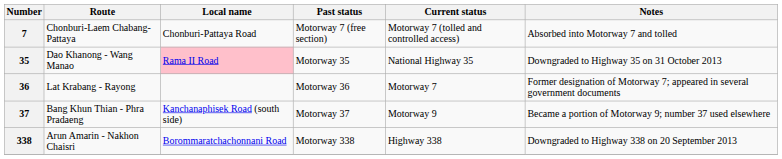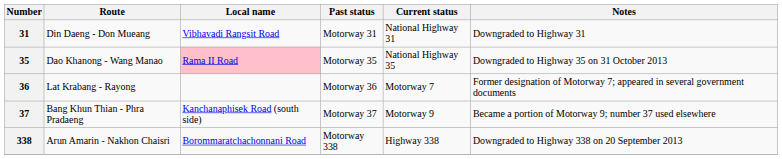- row: (24, 33)
+ row: (24, 33)
